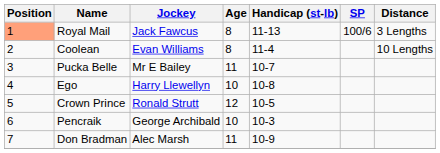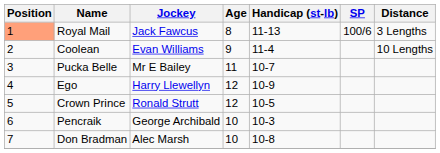(229, 49) 8 -> (229, 49) 9
(232, 85) 10 -> (232, 85) 12
(263, 85) 10-8 -> (263, 85) 10-9
(231, 139) 11 -> (232, 139) 10
(263, 139) 10-9 -> (263, 139) 10-8
